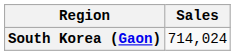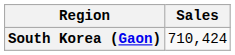(198, 39) 714,024 -> (198, 39) 710,424
